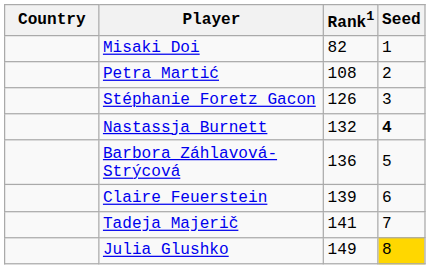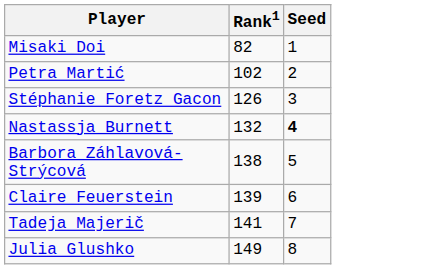- column: (52, 20)
(342, 74) 108 -> (248, 74) 102
(342, 163) 136 -> (248, 163) 138
(387, 251) gold background -> (292, 251) no background
